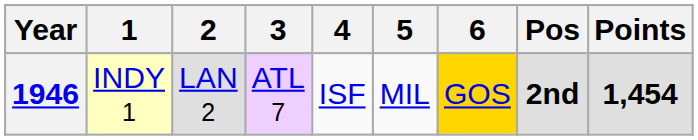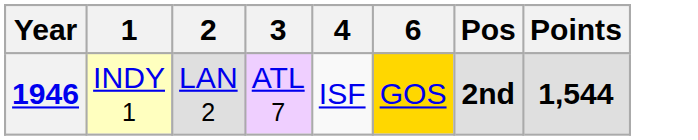- column: (405, 29)
(640, 93) 1,454 -> (576, 93) 1,544
